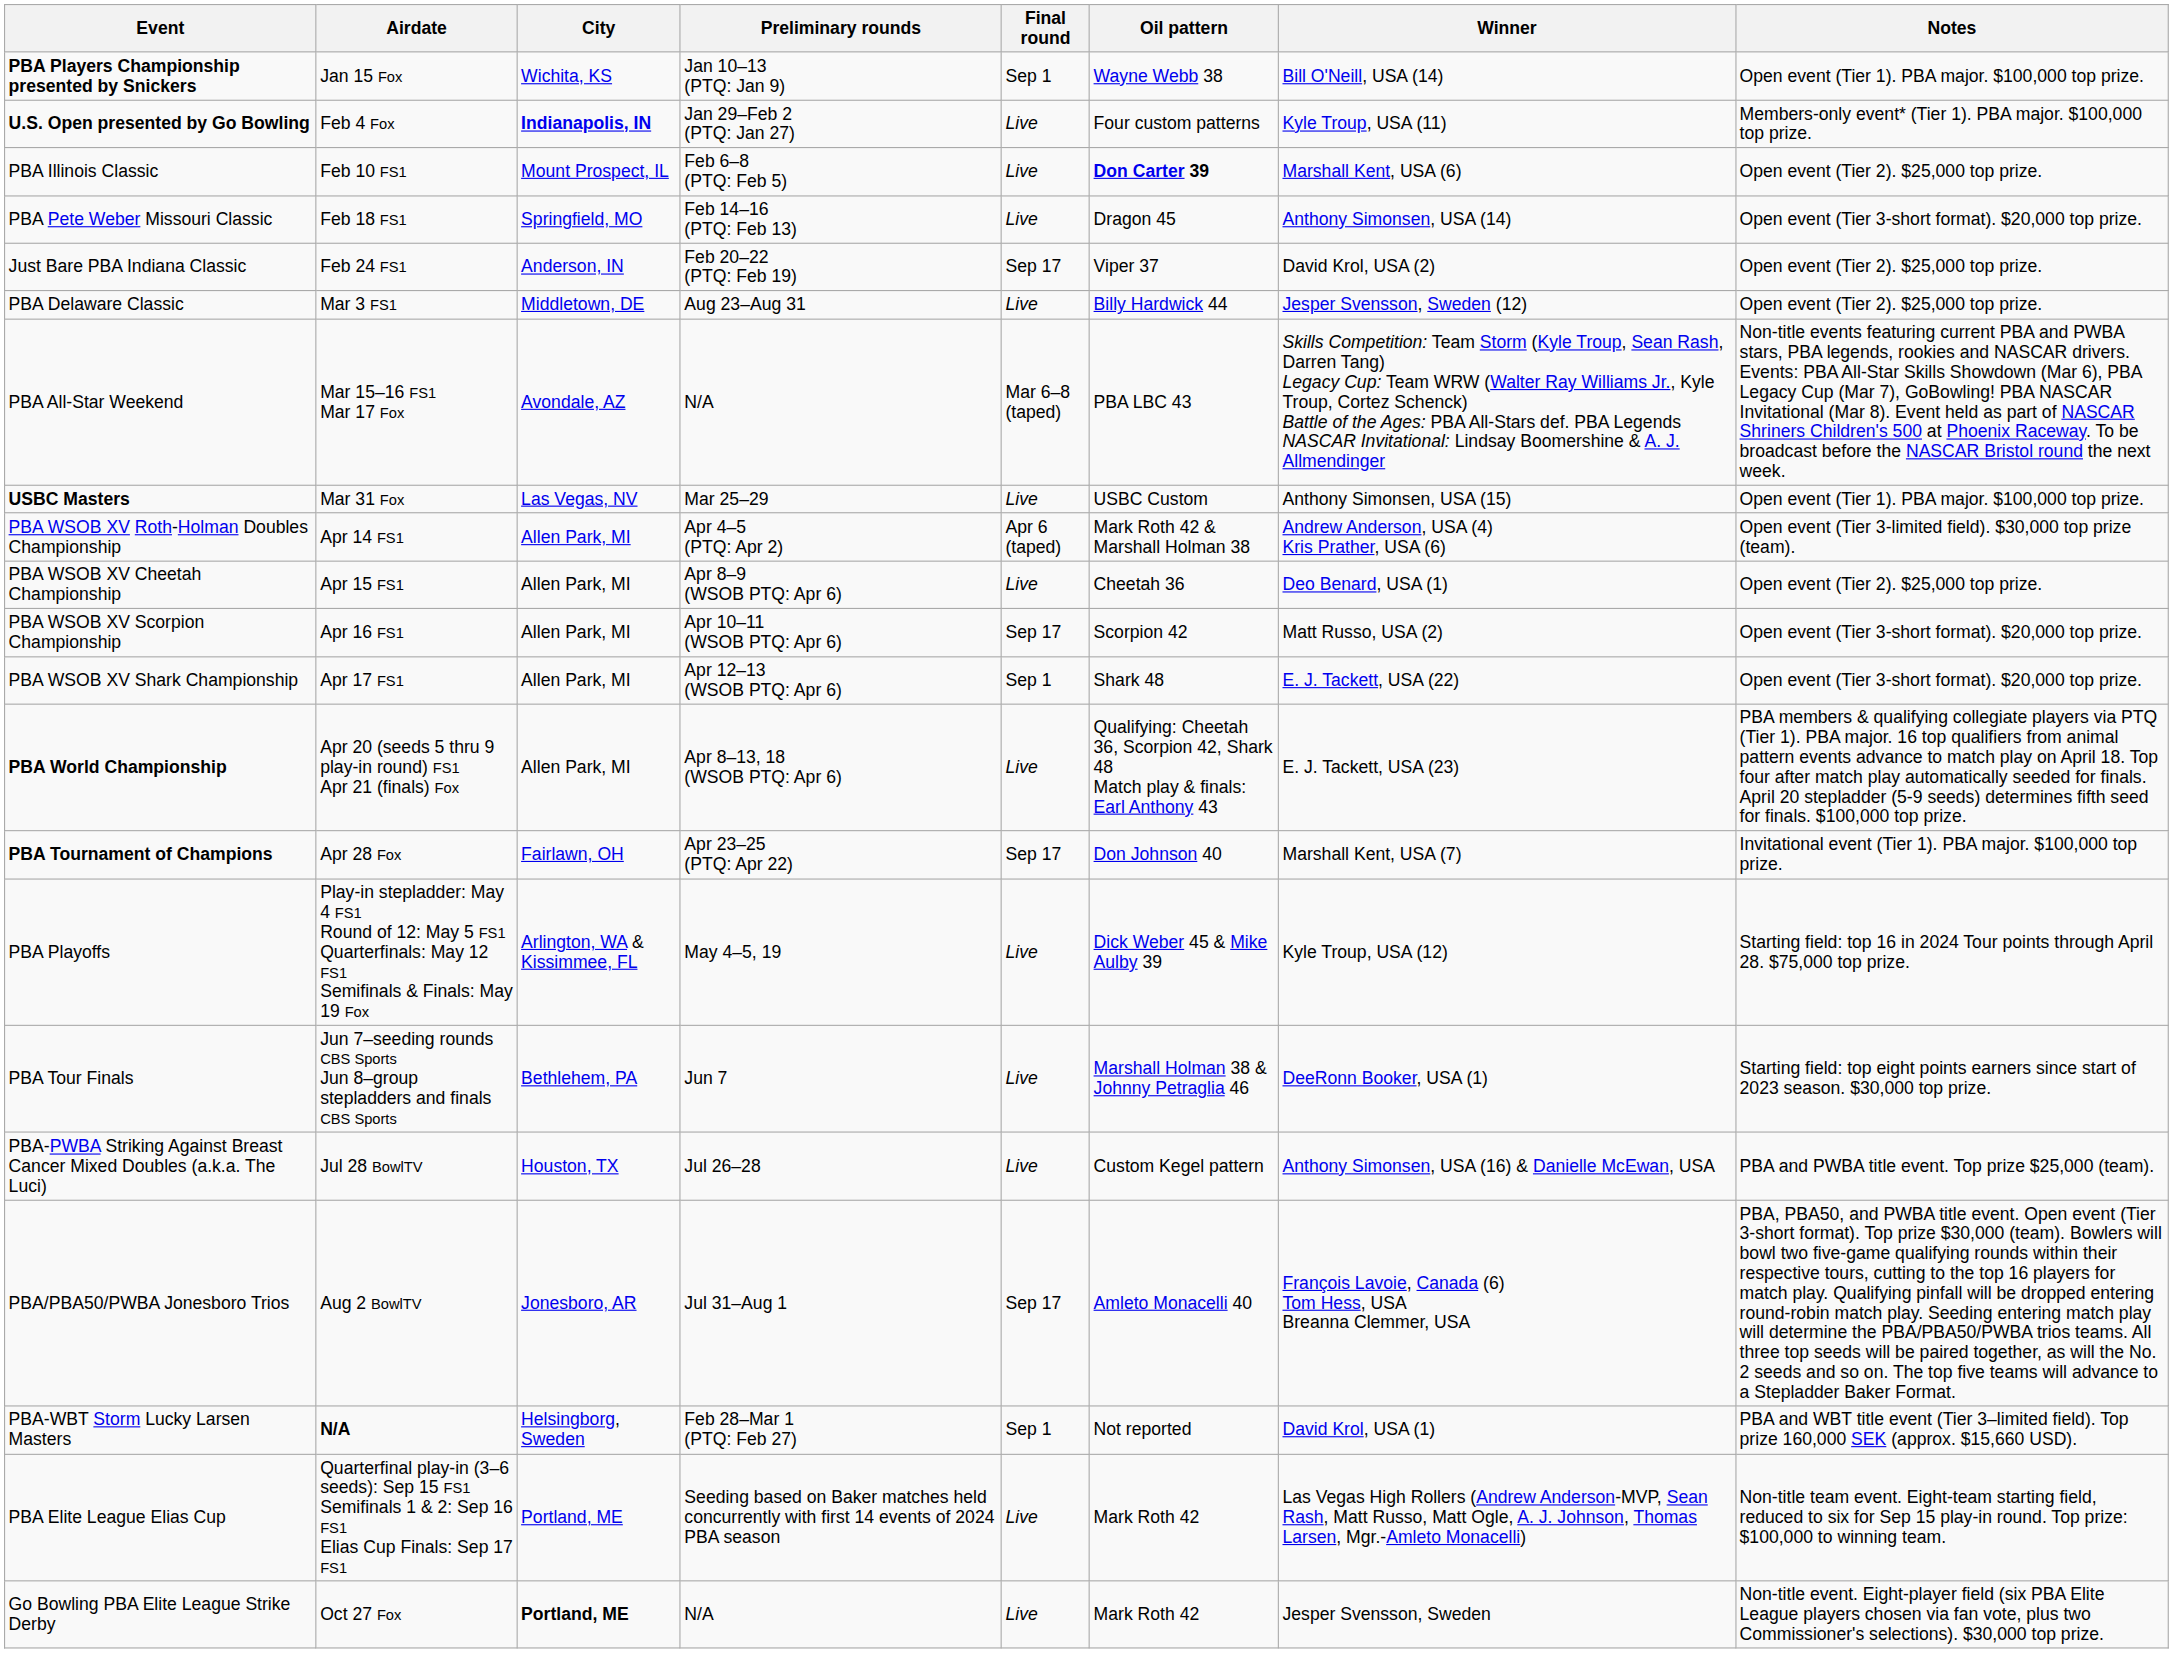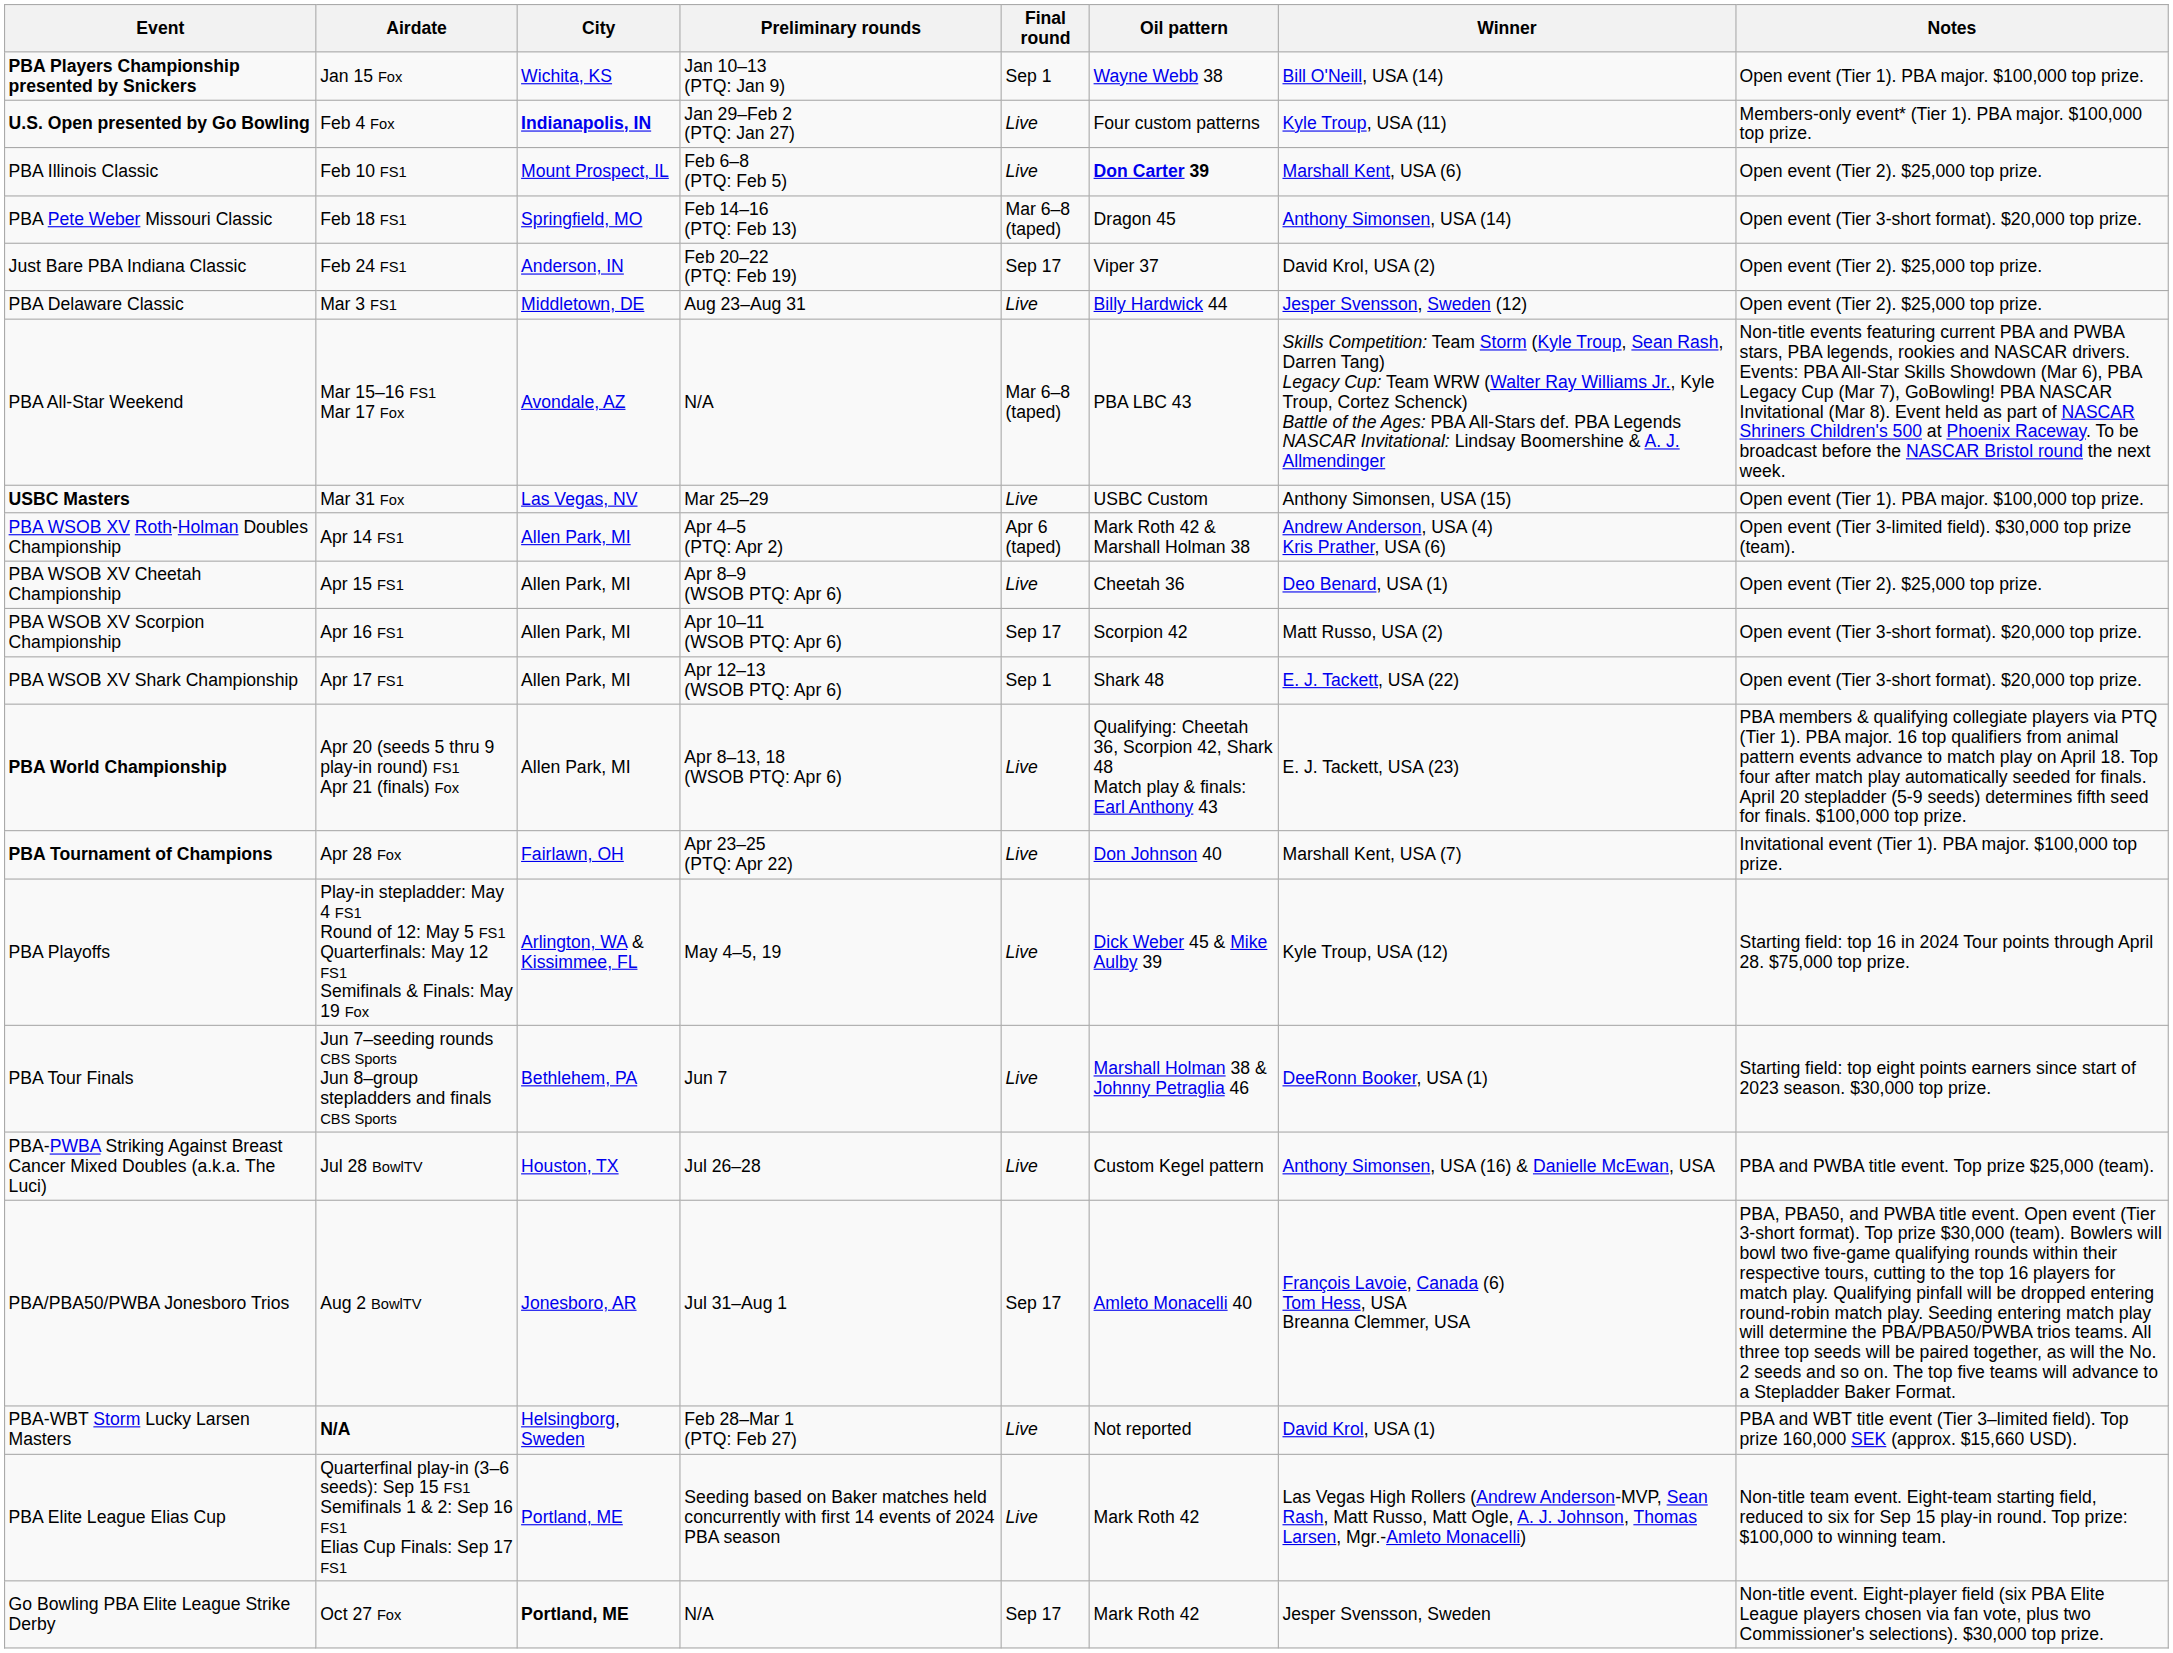(1022, 219) Live -> (1038, 219) Mar 6–8 (taped)
(1033, 854) Sep 17 -> (1022, 854) Live
(1028, 1429) Sep 1 -> (1022, 1429) Live
(1022, 1614) Live -> (1033, 1614) Sep 17
